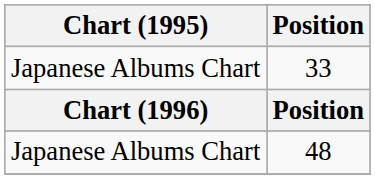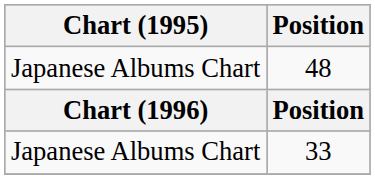rows swapped: (318, 151) <-> (318, 67)
